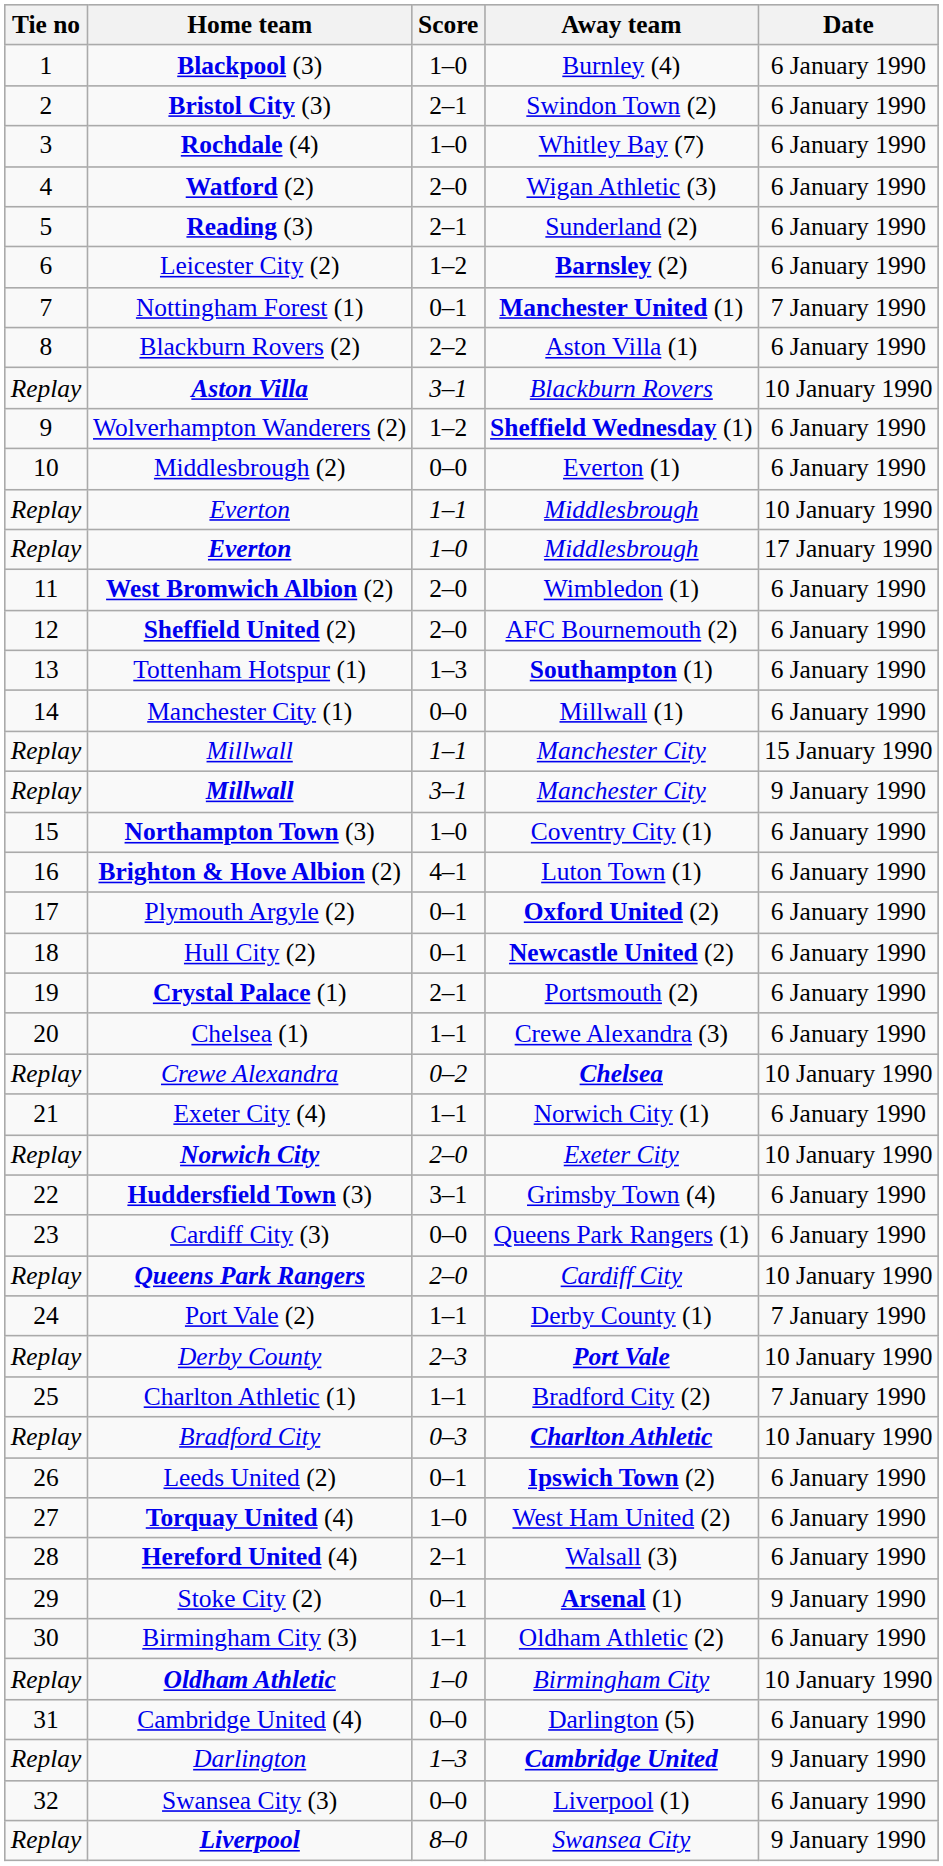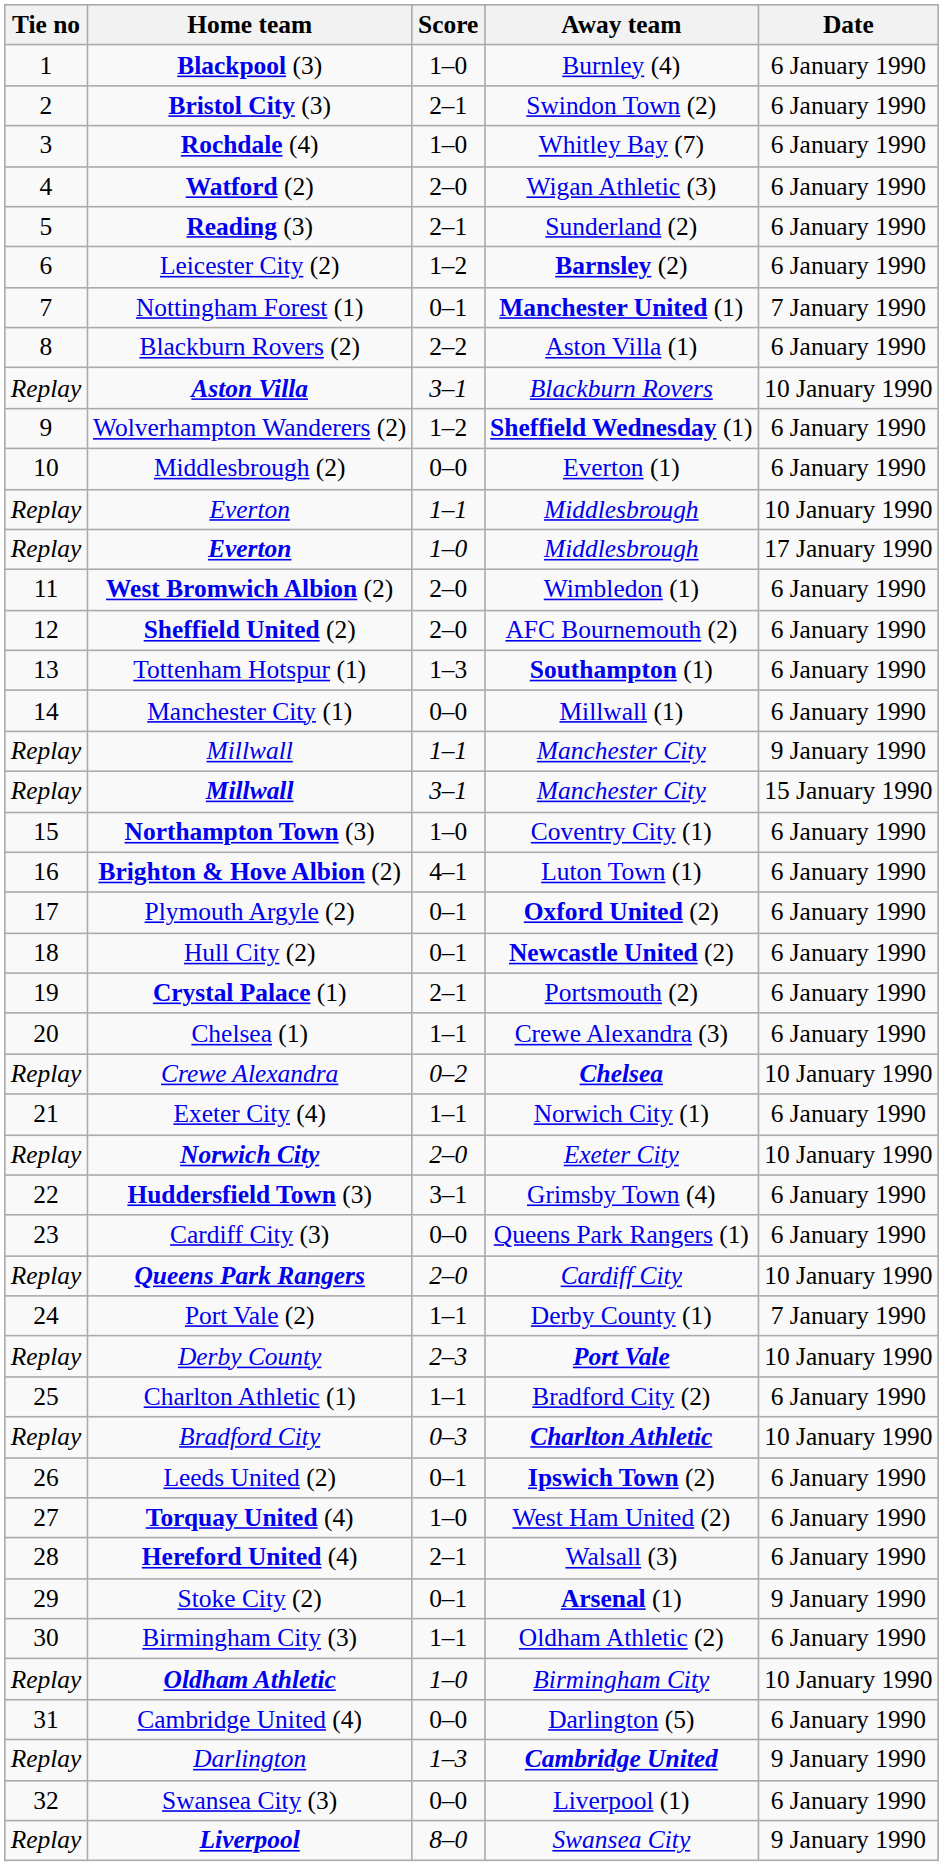(848, 750) 15 January 1990 -> (848, 750) 9 January 1990
(848, 791) 9 January 1990 -> (848, 791) 15 January 1990
(848, 1396) 7 January 1990 -> (848, 1396) 6 January 1990
